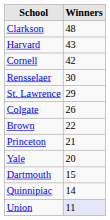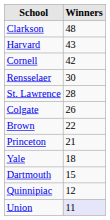(71, 93) 29 -> (71, 93) 28
(71, 158) 20 -> (71, 158) 18
(71, 191) 14 -> (71, 191) 12
